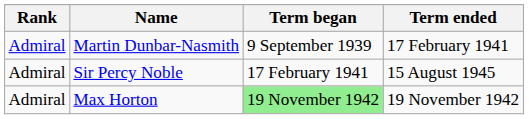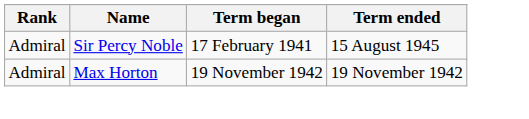- row: (156, 45)
(313, 99) lightgreen background -> (257, 72) no background
